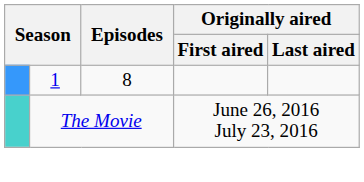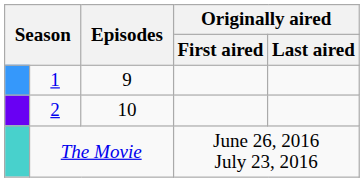(127, 79) 8 -> (127, 79) 9
+ row: (55, 110)
